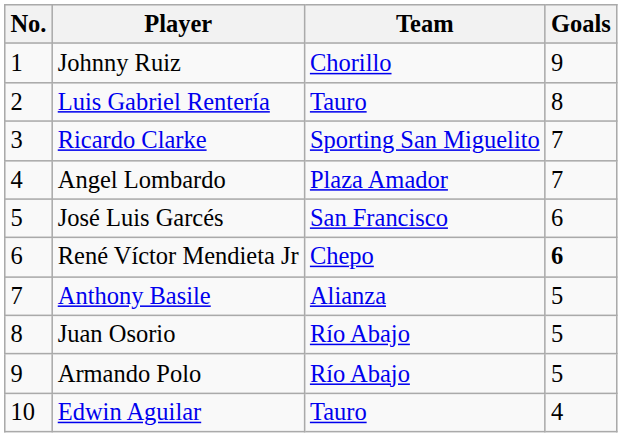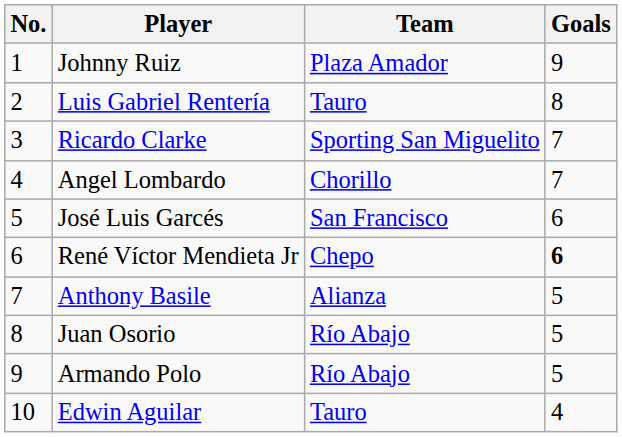(351, 62) Chorillo -> (379, 62) Plaza Amador
(379, 179) Plaza Amador -> (351, 179) Chorillo
